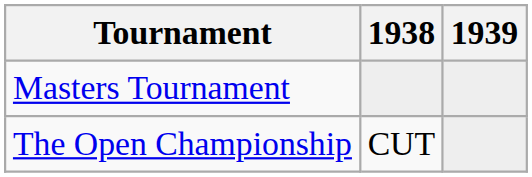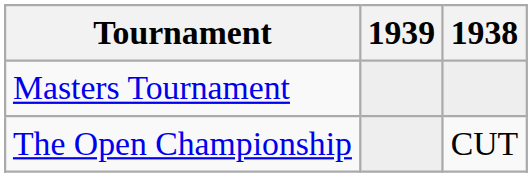columns swapped: (401, 32) <-> (484, 32)
